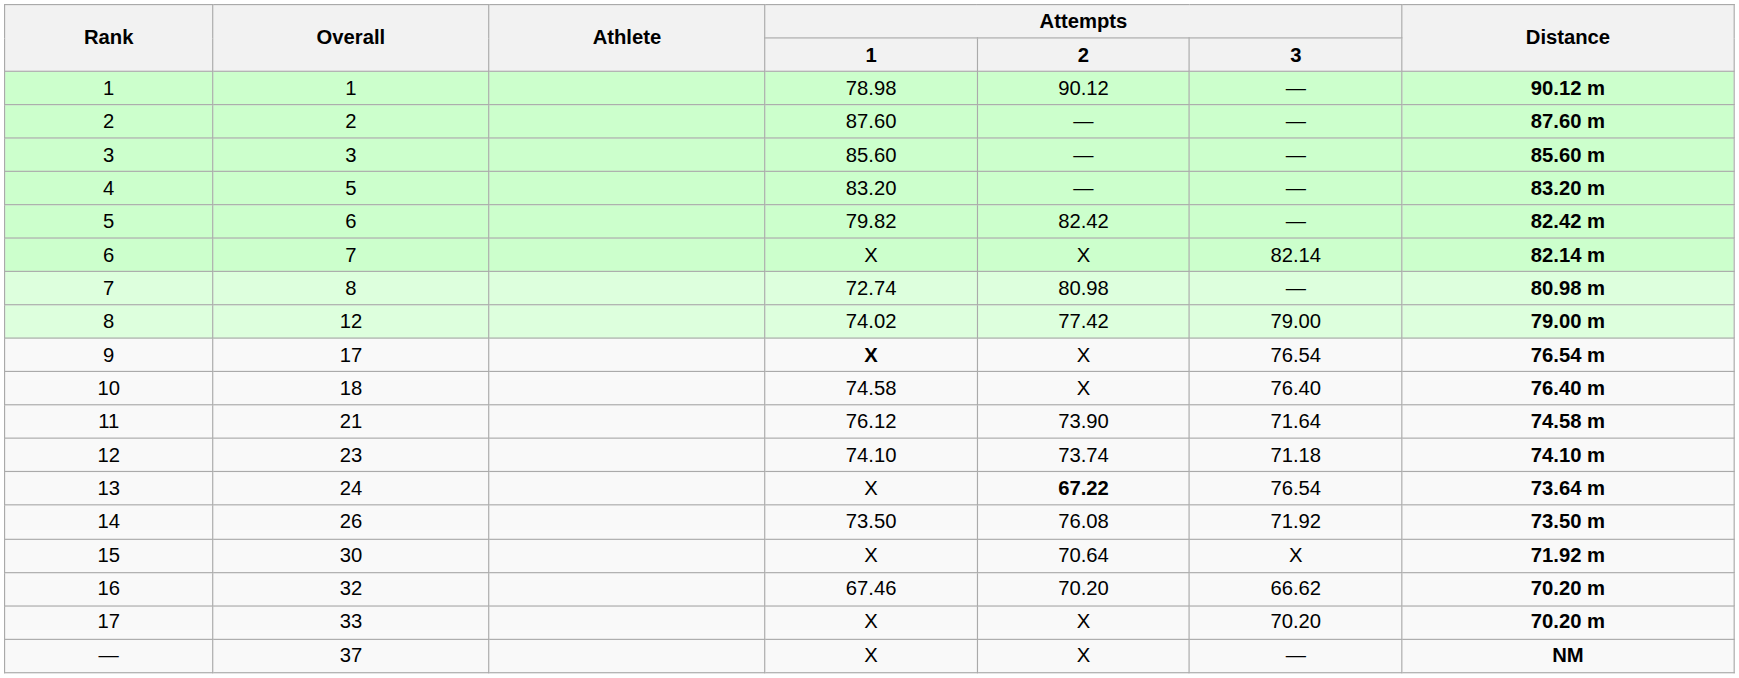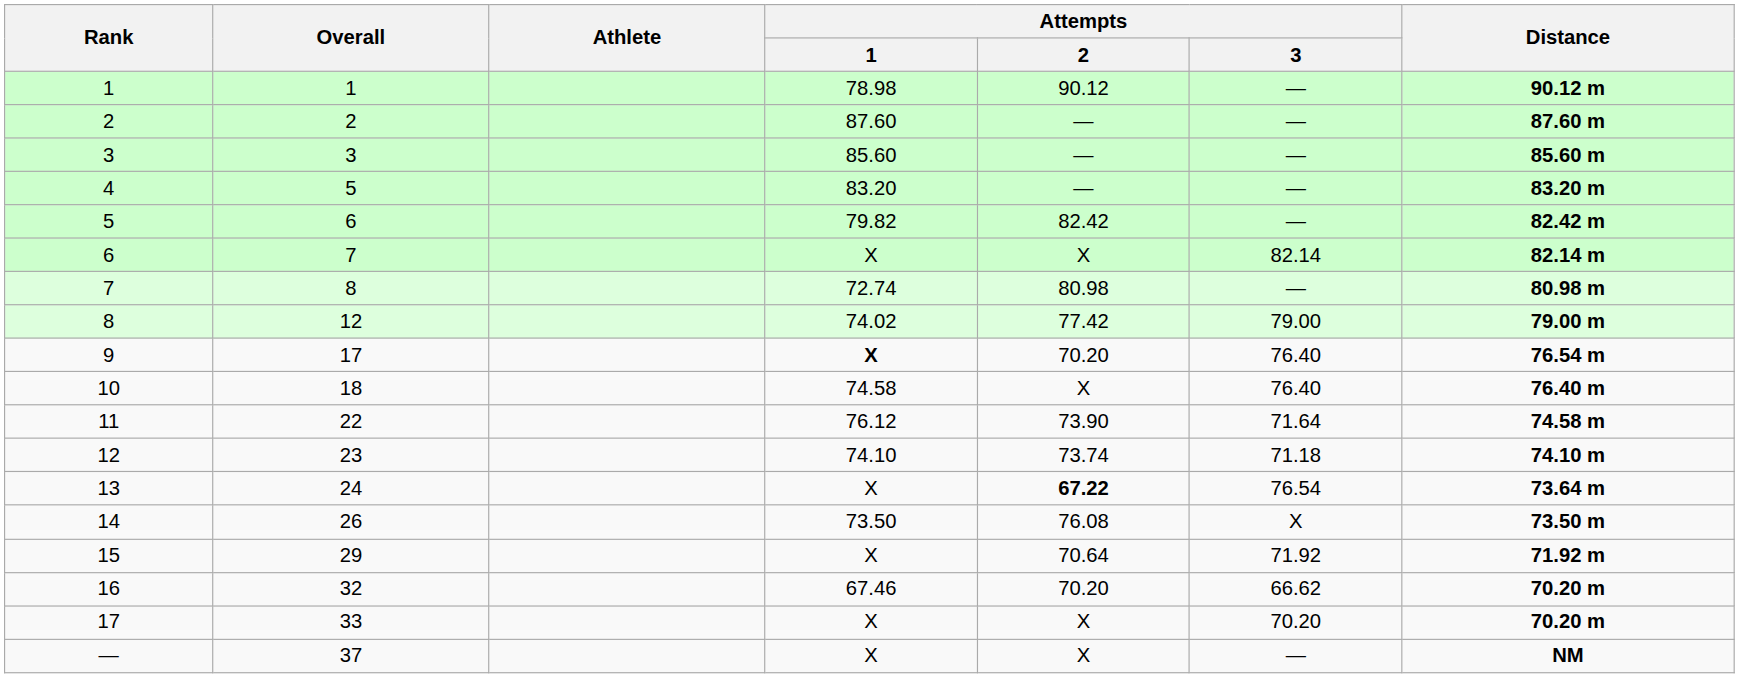(1083, 354) X -> (1083, 354) 70.20
(1296, 354) 76.54 -> (1296, 354) 76.40
(351, 421) 21 -> (351, 421) 22
(1296, 521) 71.92 -> (1296, 521) X
(351, 554) 30 -> (351, 554) 29
(1296, 554) X -> (1296, 554) 71.92
